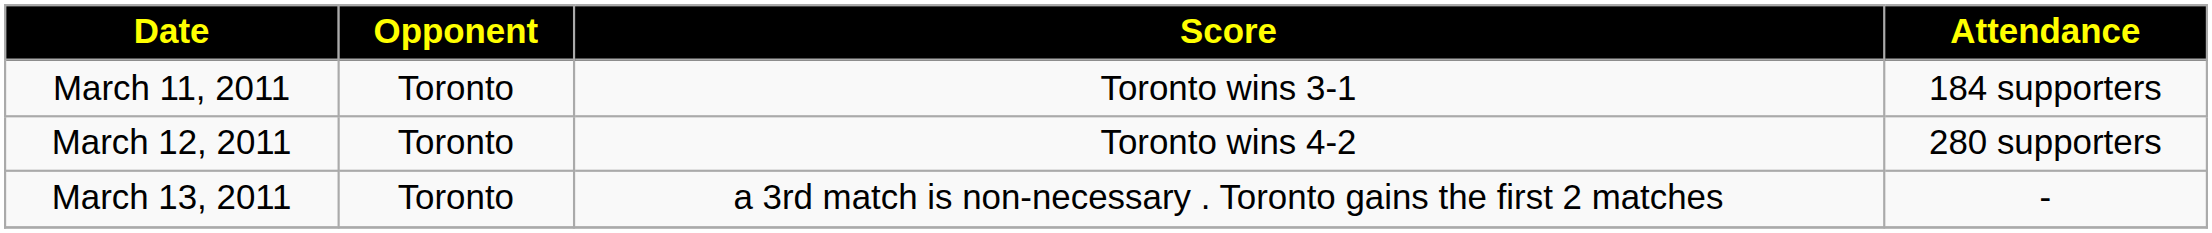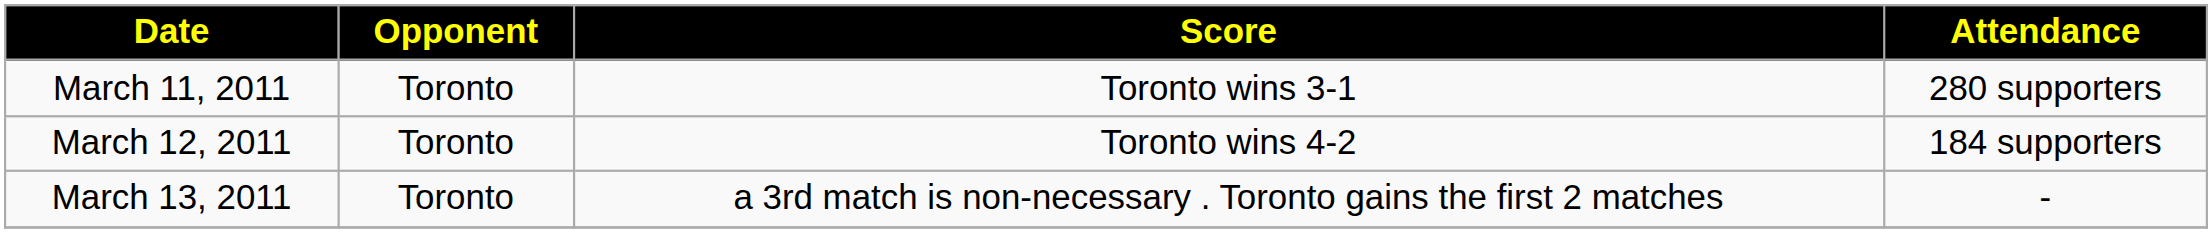(2045, 87) 184 supporters -> (2045, 87) 280 supporters
(2045, 142) 280 supporters -> (2045, 142) 184 supporters
